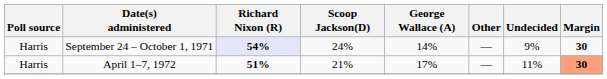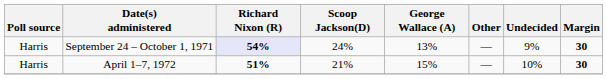(427, 46) 14% -> (427, 46) 13%
(427, 65) 17% -> (427, 65) 15%
(532, 65) 11% -> (532, 65) 10%
(581, 65) lightsalmon background -> (581, 65) no background
